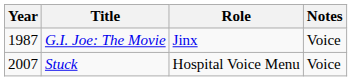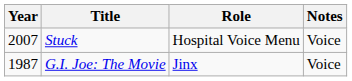rows swapped: (105, 40) <-> (61, 64)
